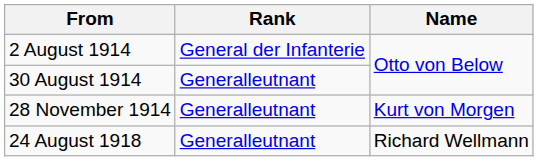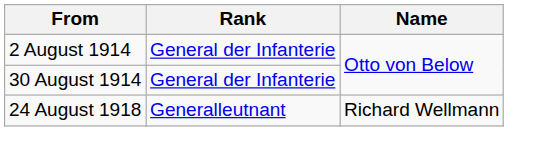(247, 79) Generalleutnant -> (243, 79) General der Infanterie
- row: (90, 110)
